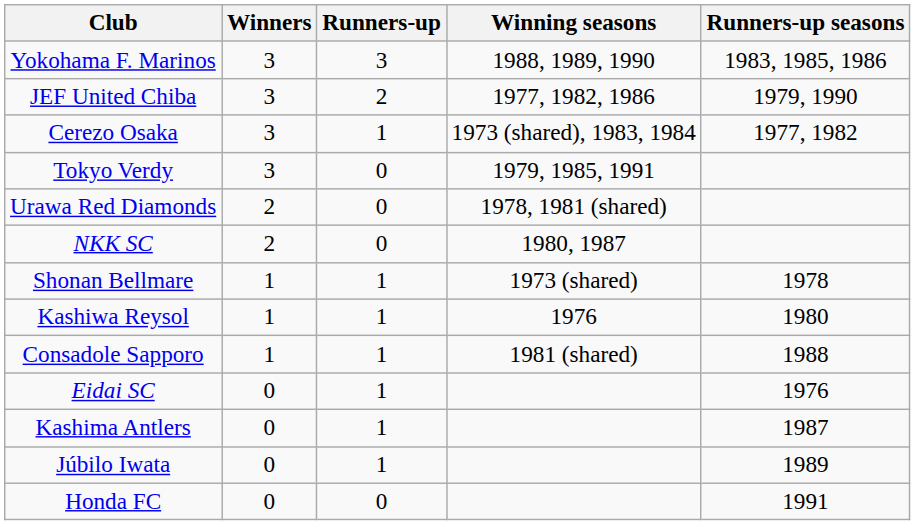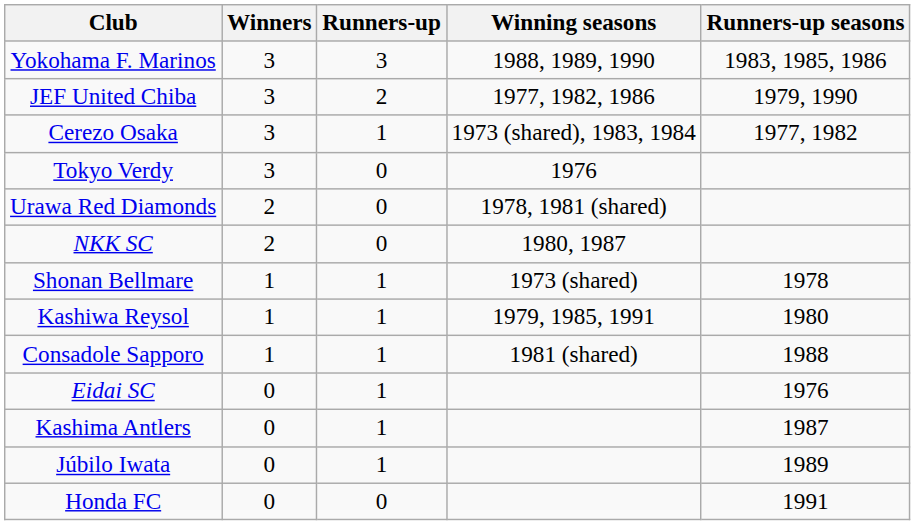(574, 170) 1979, 1985, 1991 -> (574, 170) 1976
(574, 317) 1976 -> (574, 317) 1979, 1985, 1991
